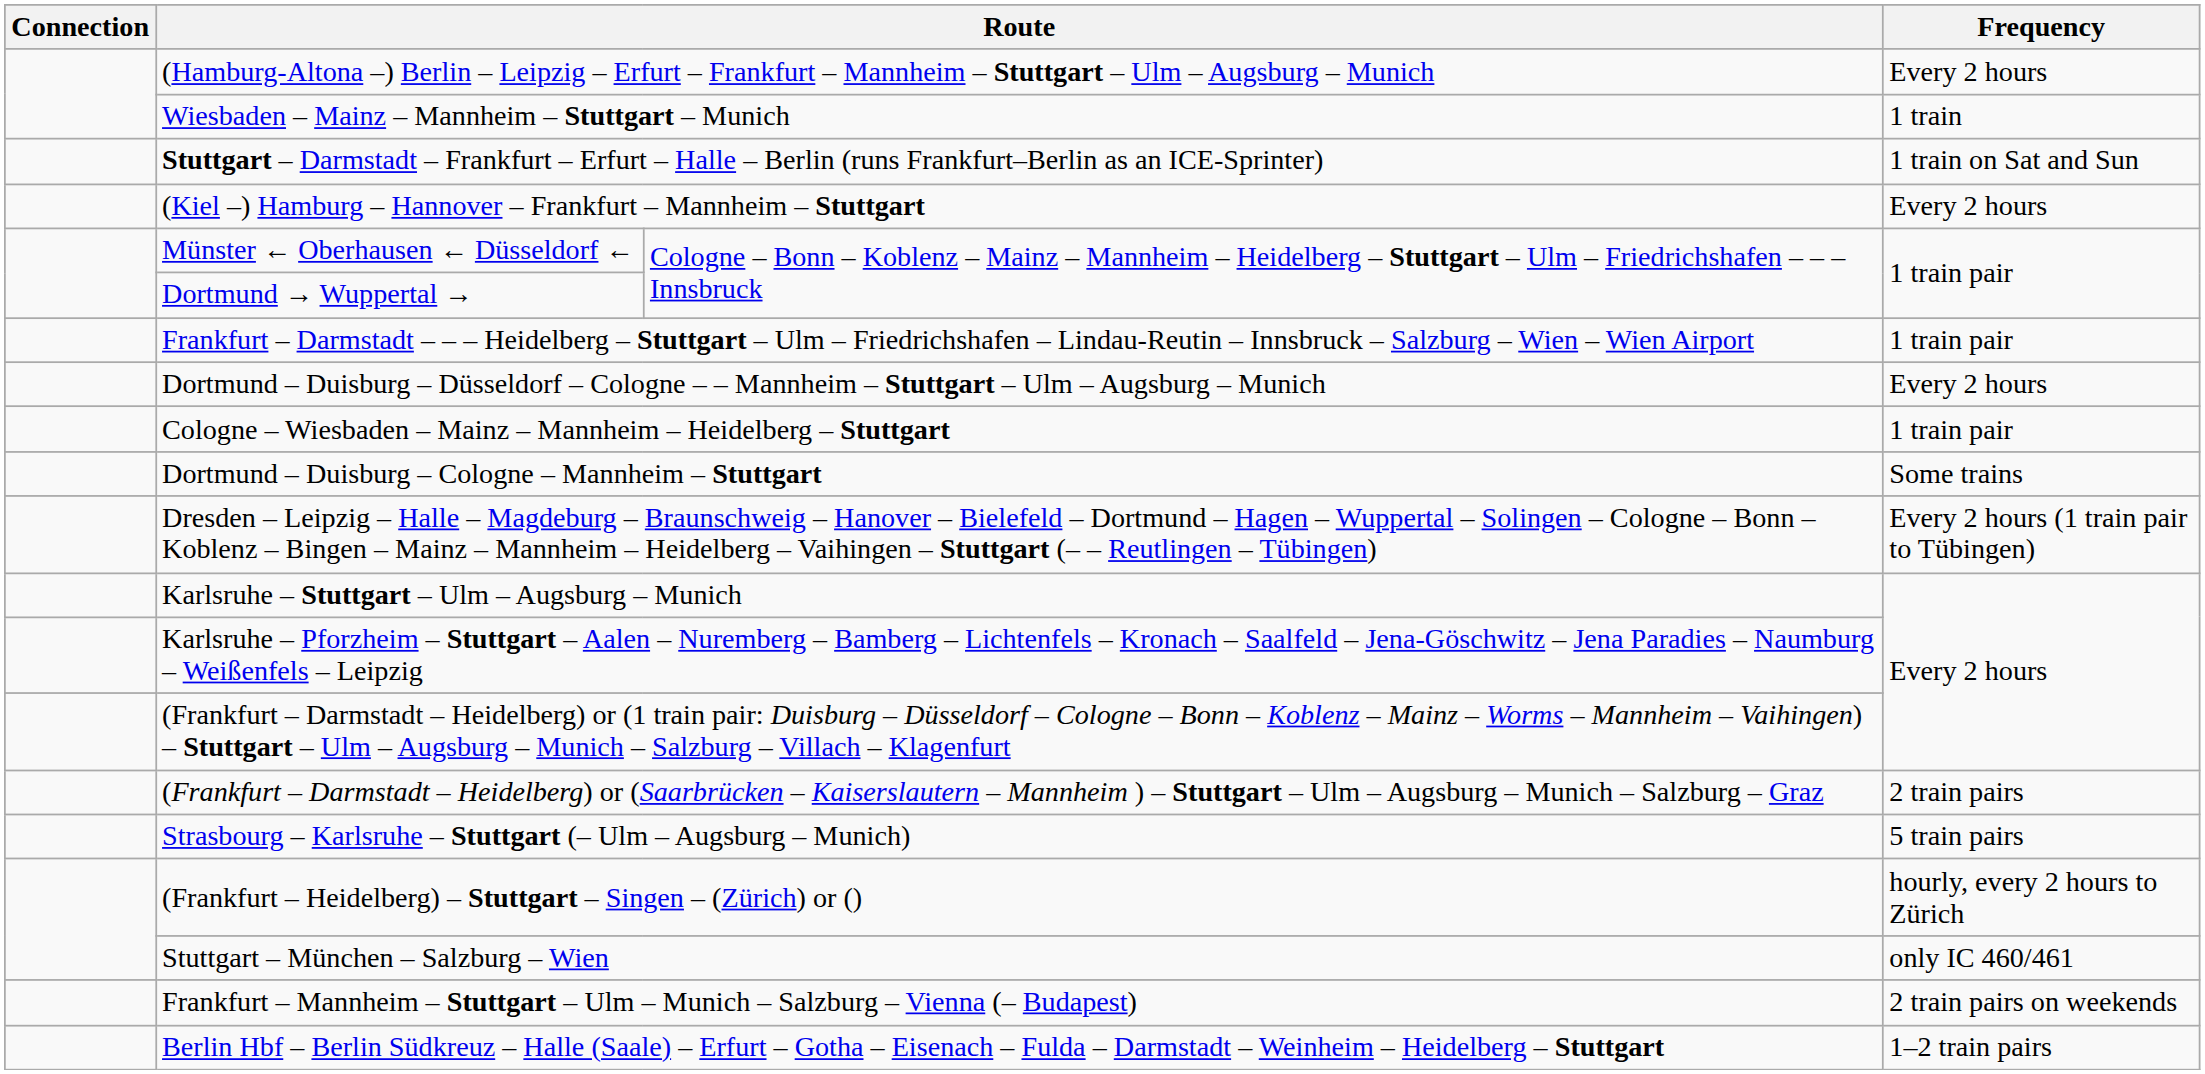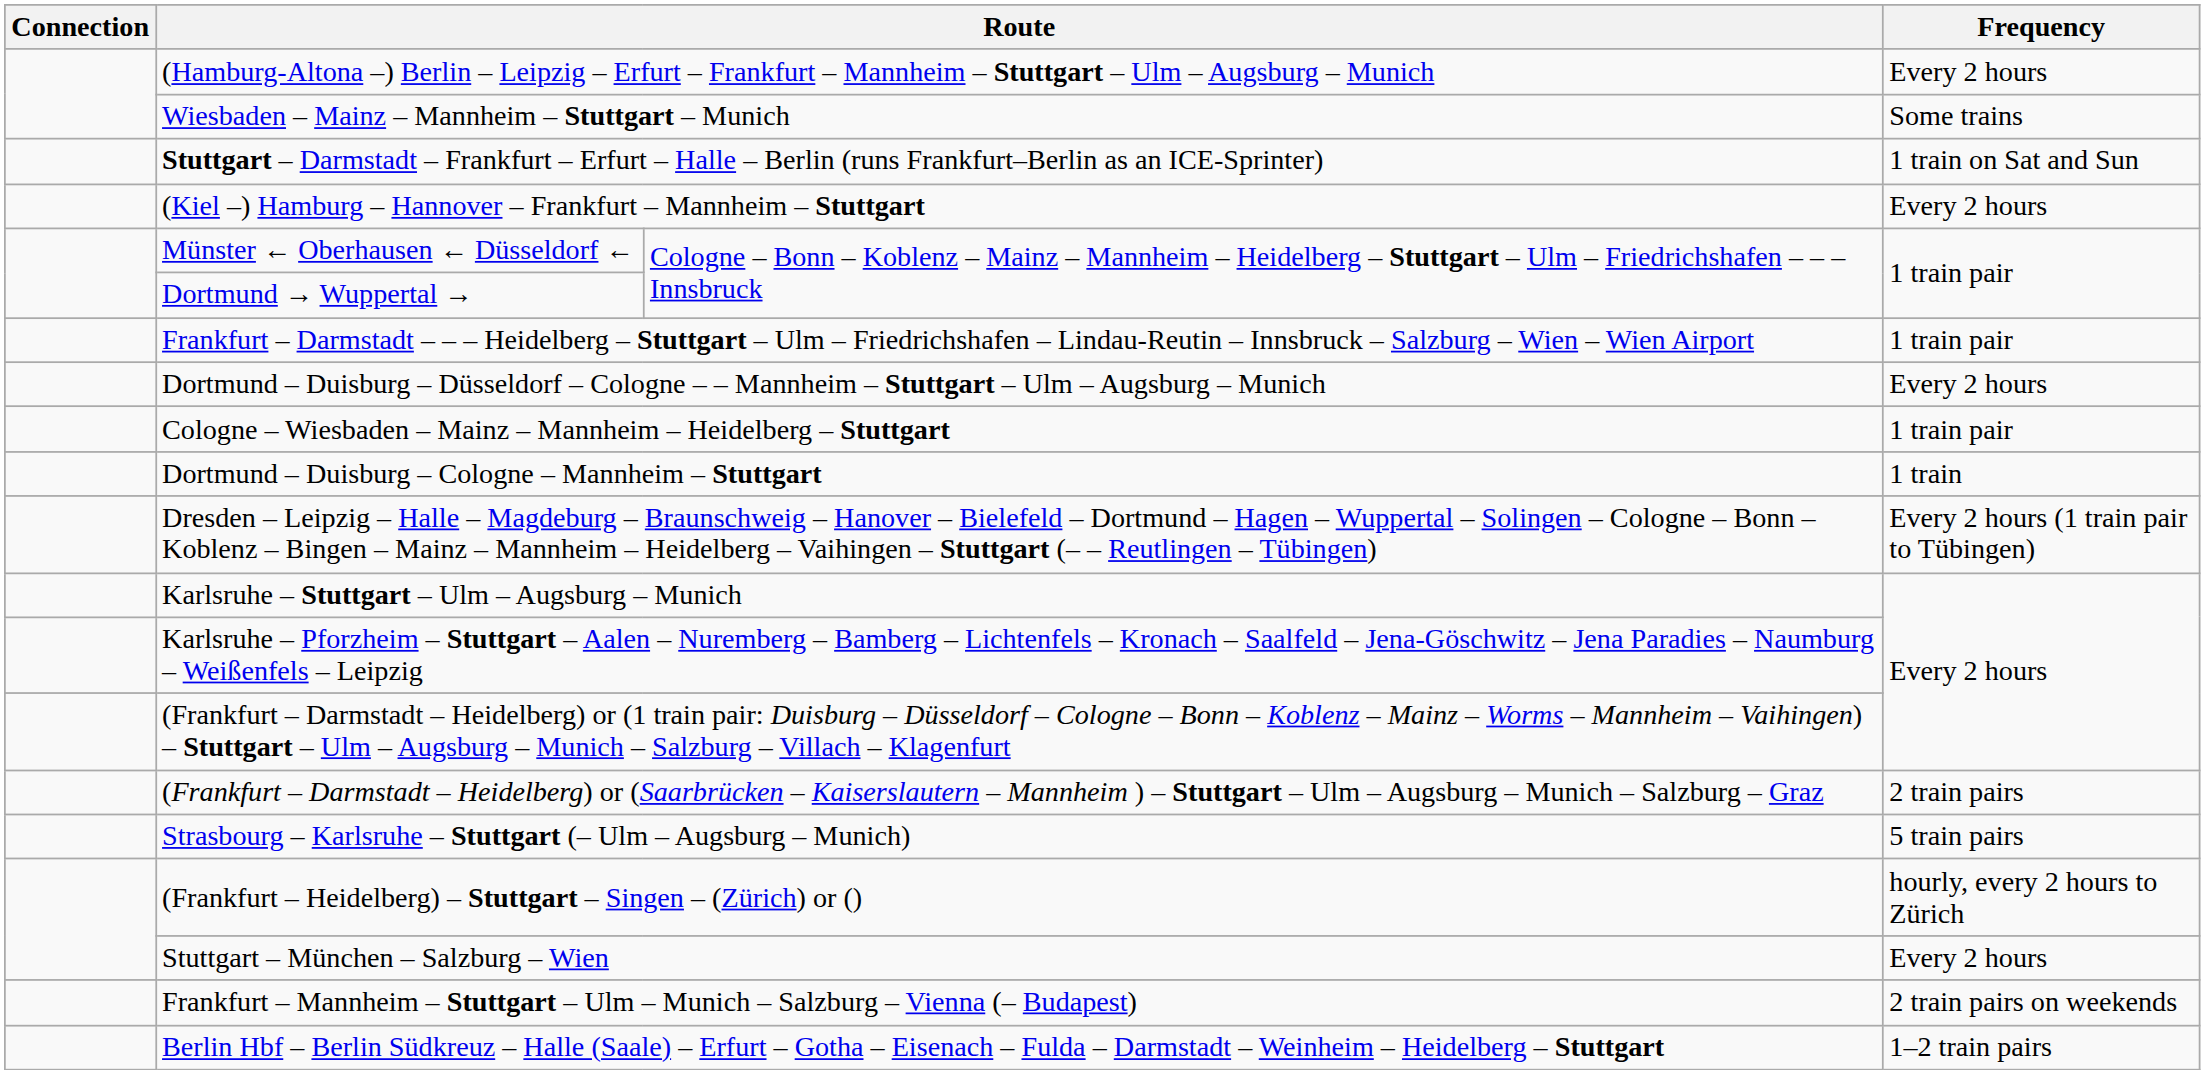(1926, 116) 1 train -> (1956, 116) Some trains
(1956, 473) Some trains -> (1926, 473) 1 train
(1982, 957) only IC 460/461 -> (1968, 957) Every 2 hours
